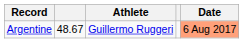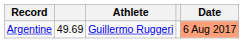(70, 29) 48.67 -> (70, 29) 49.69
